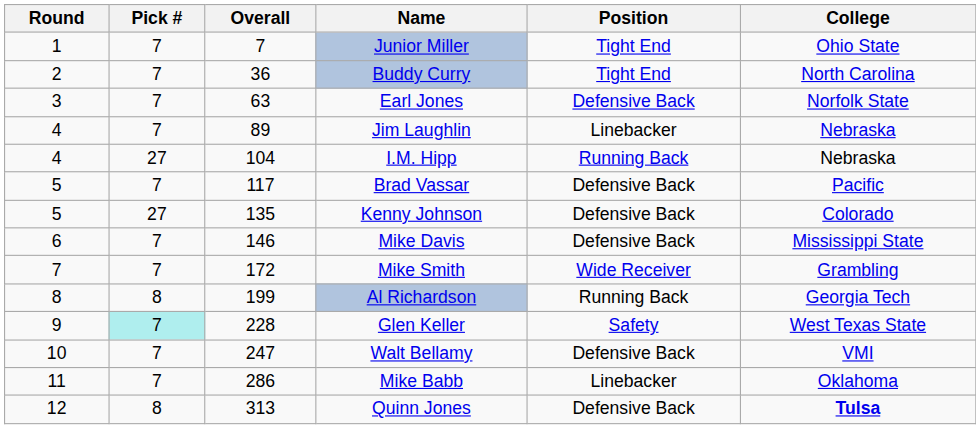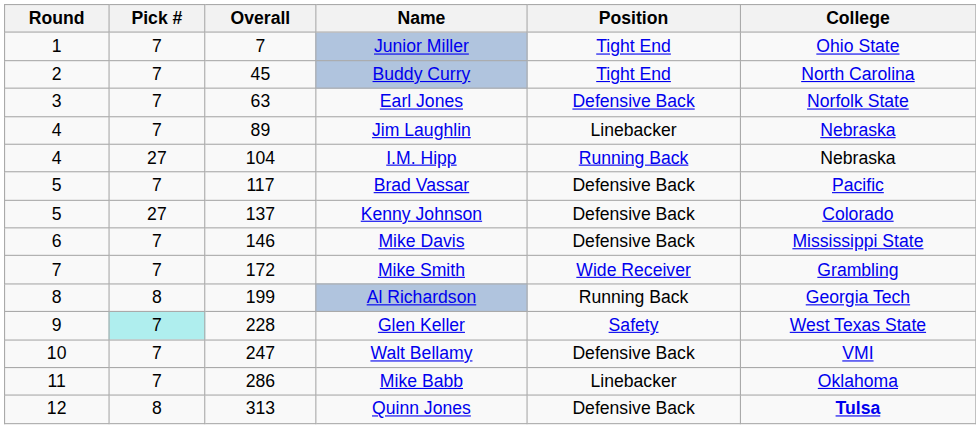(260, 74) 36 -> (260, 74) 45
(260, 213) 135 -> (260, 213) 137
